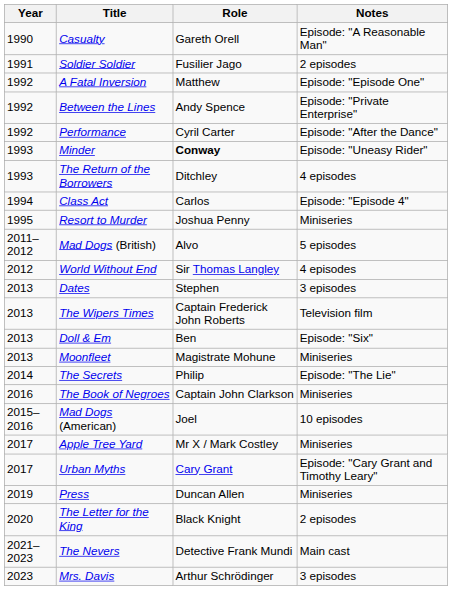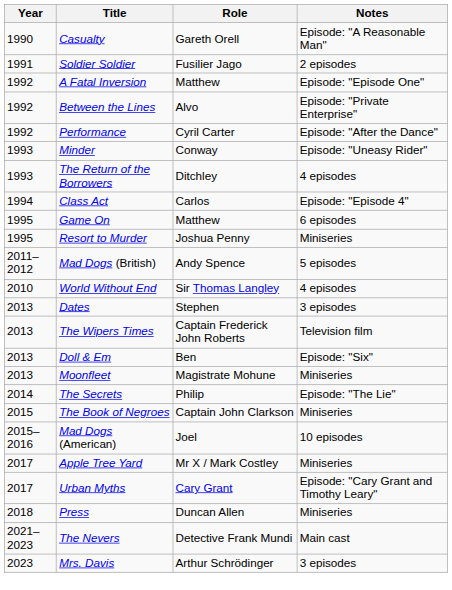(210, 107) Andy Spence -> (187, 107) Alvo
(198, 151) bold -> (197, 151) normal
+ row: (84, 219)
(187, 244) Alvo -> (210, 263) Andy Spence
(20, 270) 2012 -> (20, 288) 2010
(20, 394) 2016 -> (20, 412) 2015
(20, 494) 2019 -> (20, 513) 2018
- row: (104, 519)
